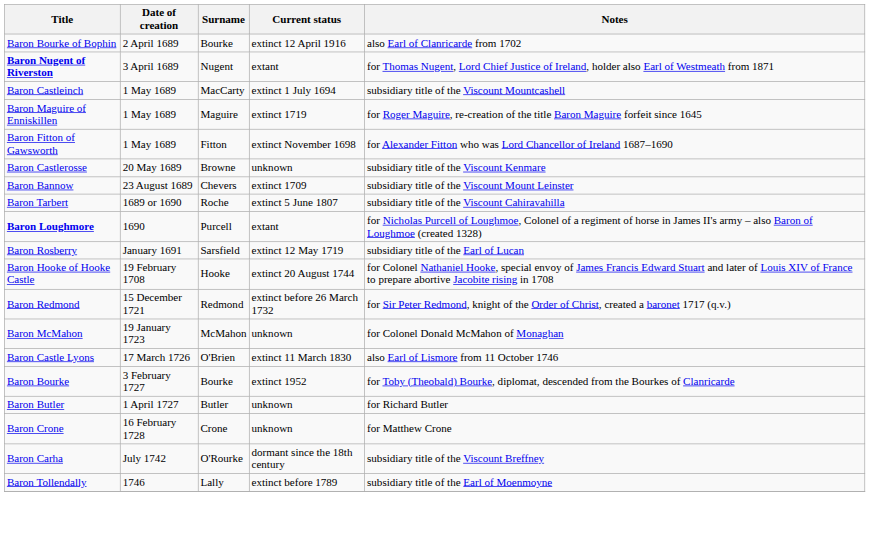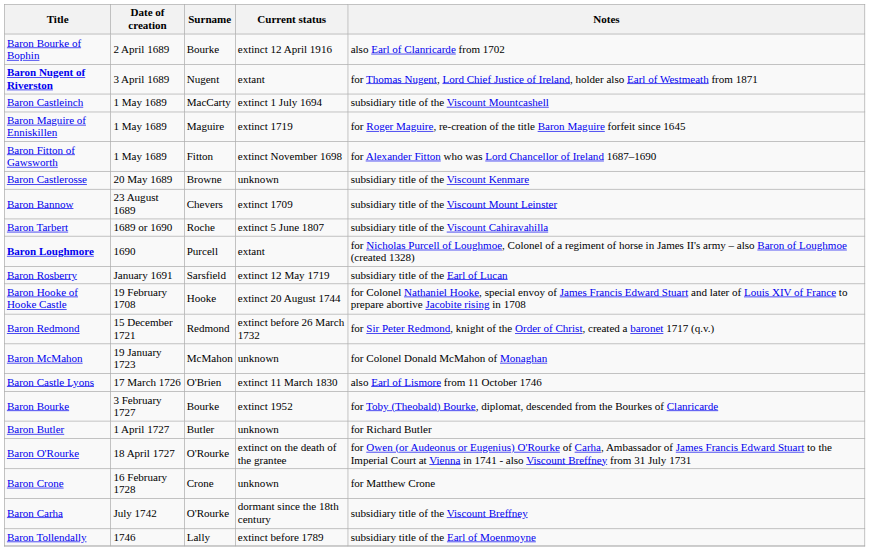+ row: (43, 453)
